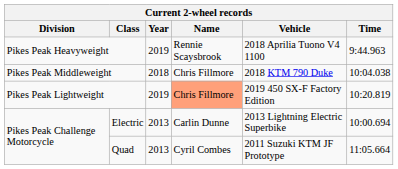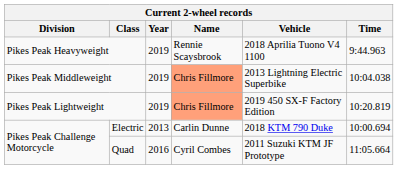(159, 72) 2018 -> (159, 78) 2019
(204, 72) no background -> (204, 78) lightsalmon background
(289, 72) 2018 KTM 790 Duke -> (293, 78) 2013 Lightning Electric Superbike
(293, 122) 2013 Lightning Electric Superbike -> (289, 128) 2018 KTM 790 Duke
(159, 150) 2013 -> (159, 150) 2016
